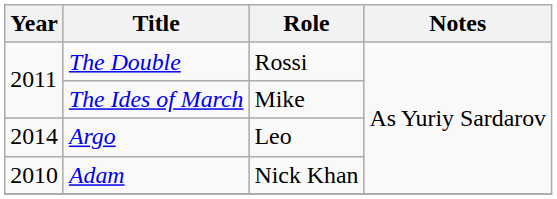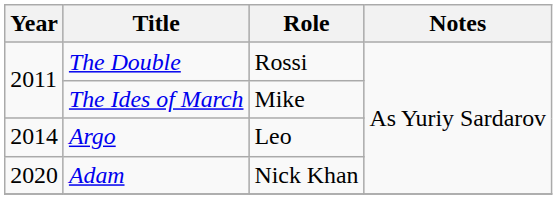(34, 174) 2010 -> (34, 174) 2020
